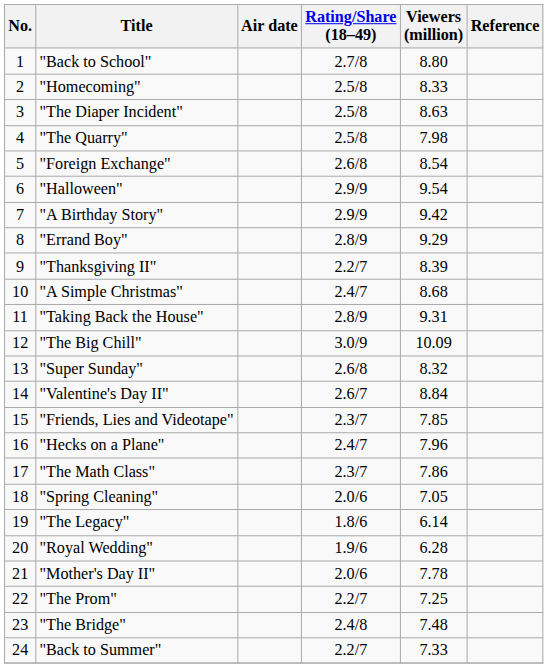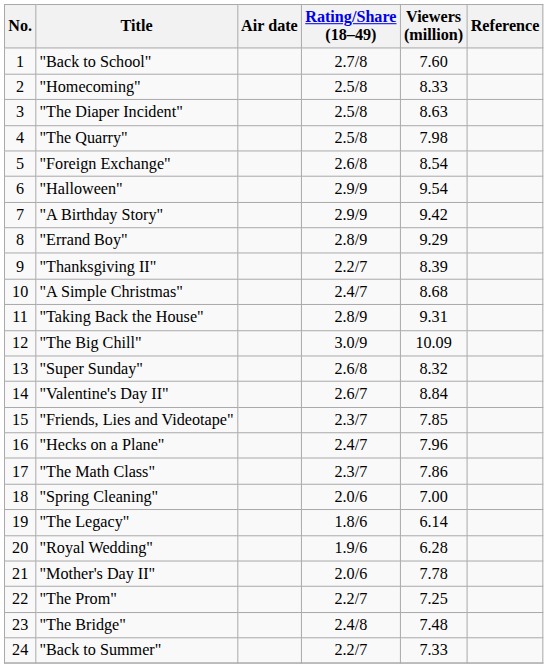(434, 61) 8.80 -> (434, 61) 7.60
(434, 496) 7.05 -> (434, 496) 7.00
